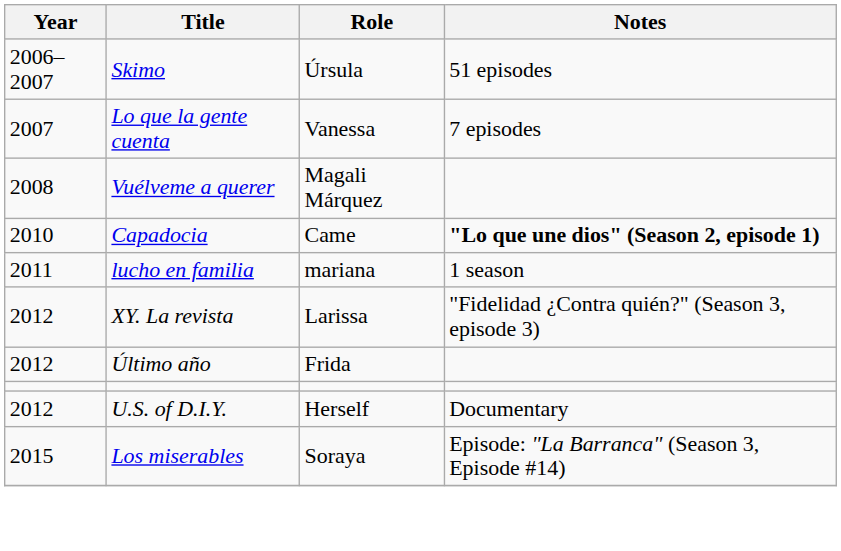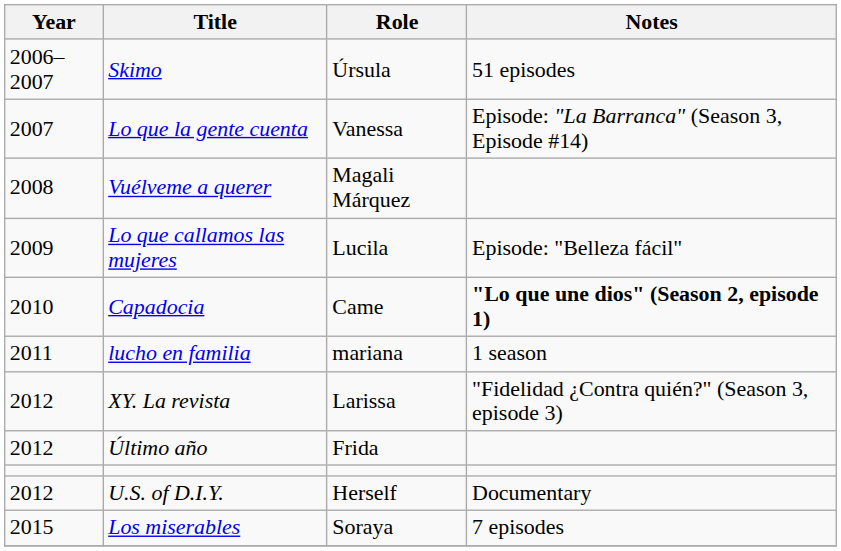(495, 128) 7 episodes -> (627, 128) Episode: "La Barranca" (Season 3, Episode #14)
+ row: (196, 247)
(604, 455) Episode: "La Barranca" (Season 3, Episode #14) -> (518, 527) 7 episodes
